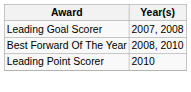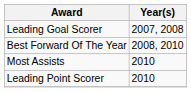+ row: (36, 62)
